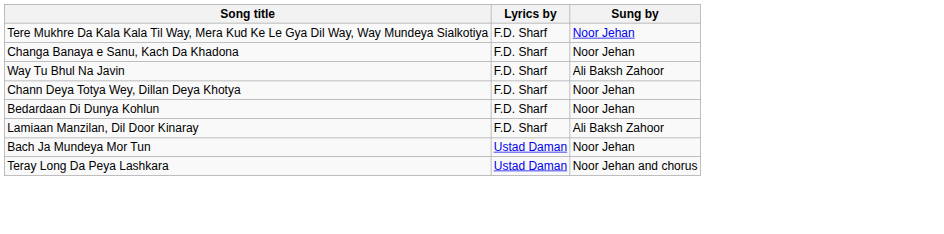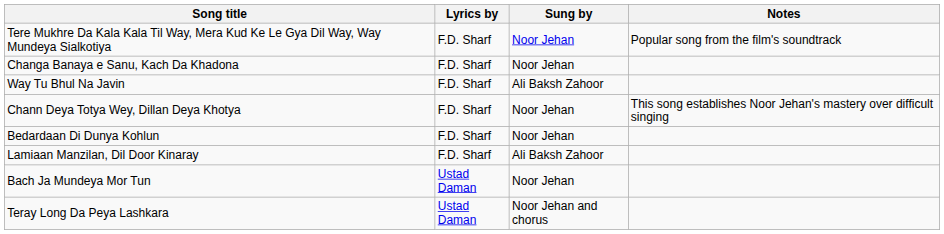+ column: (784, 14)
